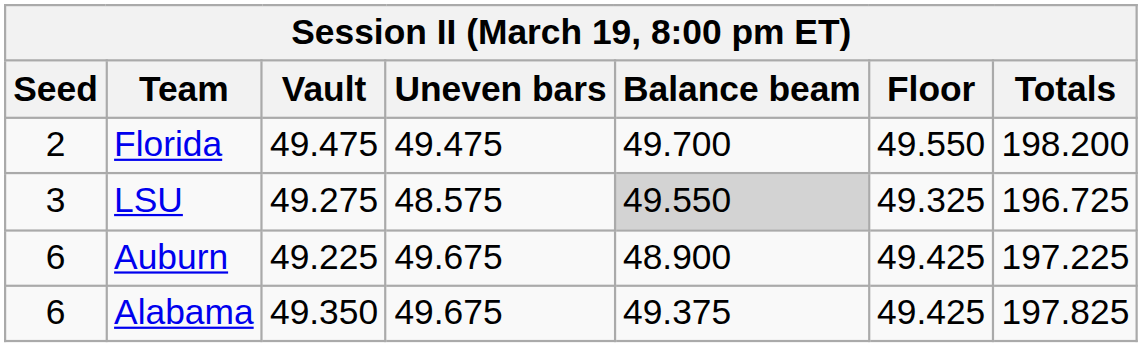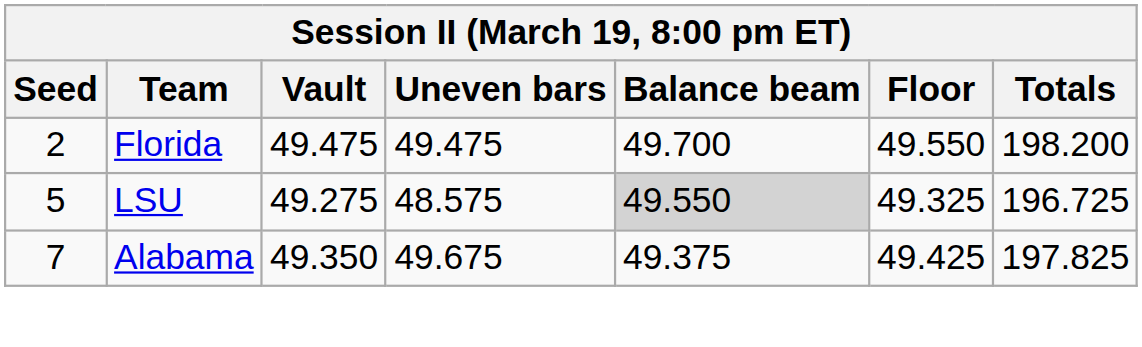(56, 200) 3 -> (56, 200) 5
- row: (171, 256)
(56, 312) 6 -> (56, 256) 7
